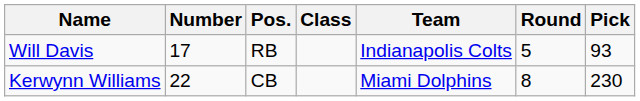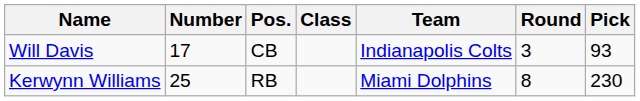(264, 50) RB -> (264, 50) CB
(526, 50) 5 -> (526, 50) 3
(180, 80) 22 -> (180, 80) 25
(264, 80) CB -> (264, 80) RB
